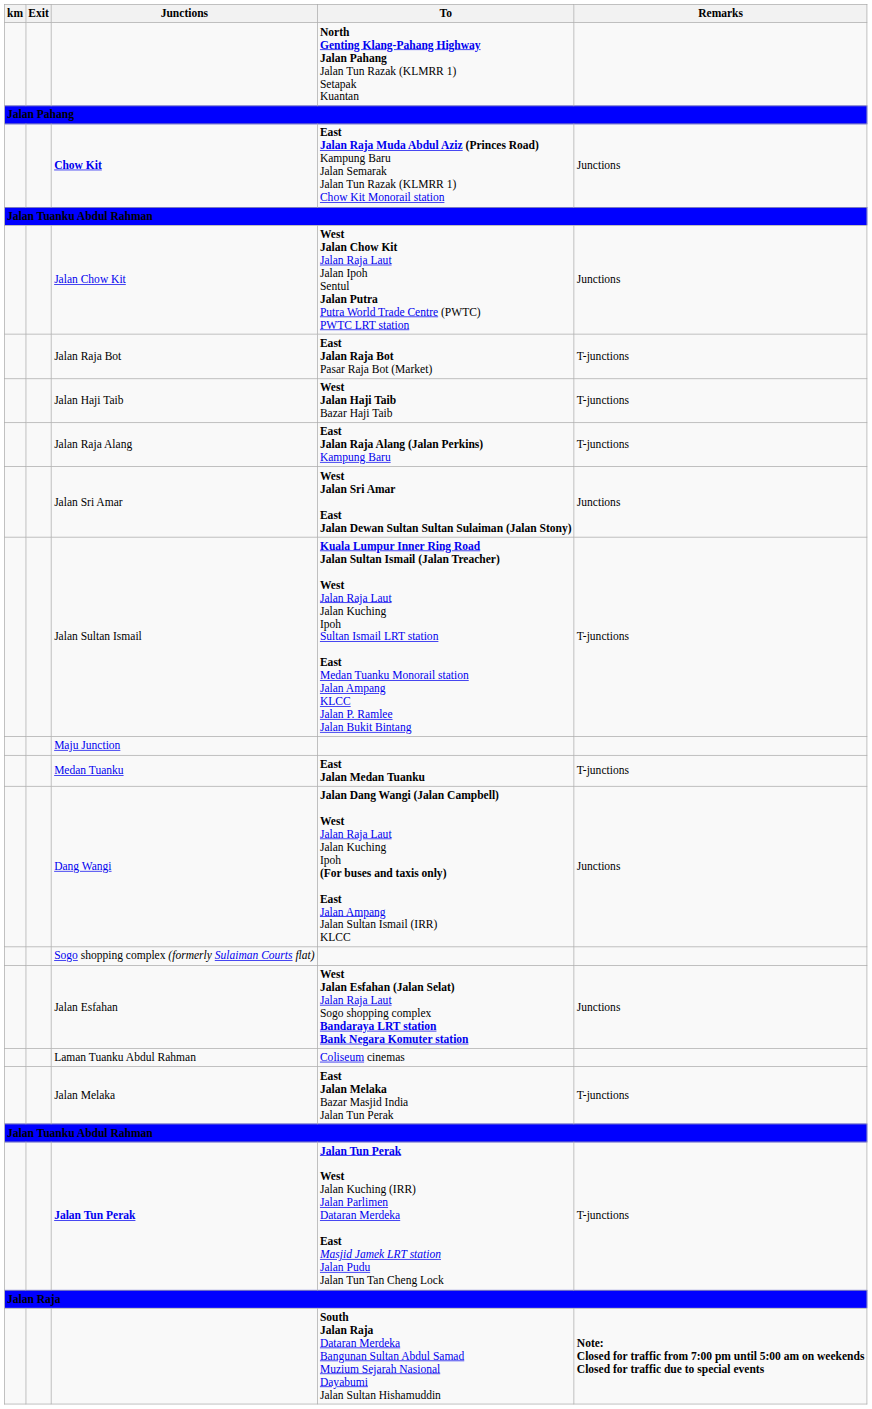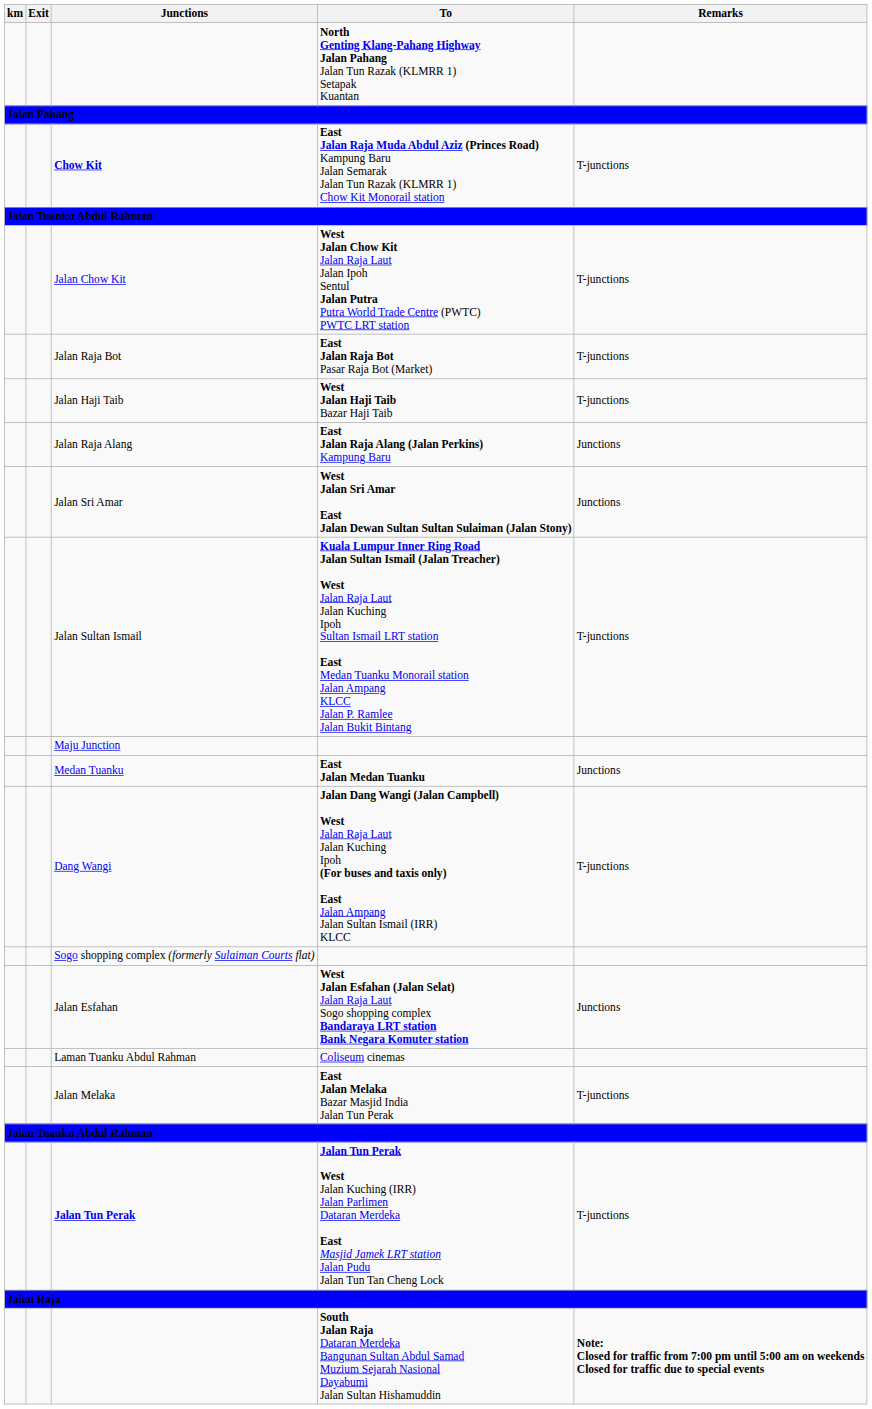(599, 165) Junctions -> (603, 165) T-junctions
(599, 279) Junctions -> (603, 279) T-junctions
(603, 444) T-junctions -> (599, 444) Junctions
(603, 770) T-junctions -> (599, 770) Junctions
(599, 866) Junctions -> (603, 866) T-junctions
